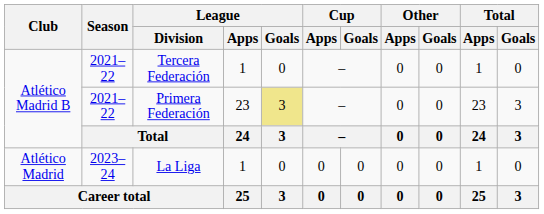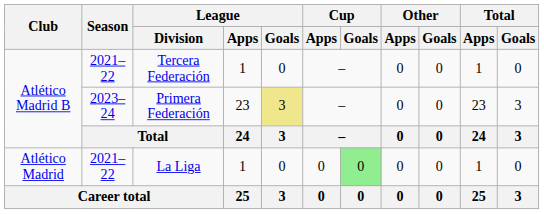(108, 106) 2021–22 -> (108, 106) 2023–24
(108, 166) 2023–24 -> (108, 166) 2021–22
(361, 166) no background -> (361, 166) lightgreen background
